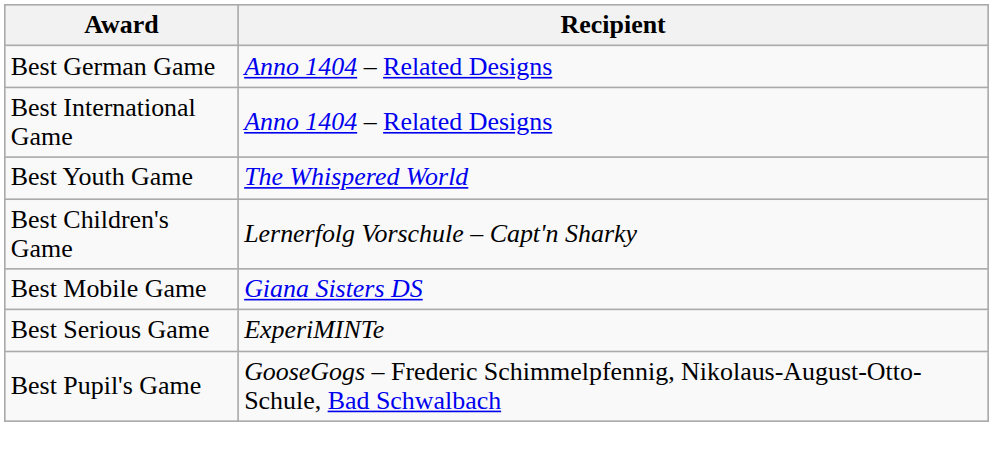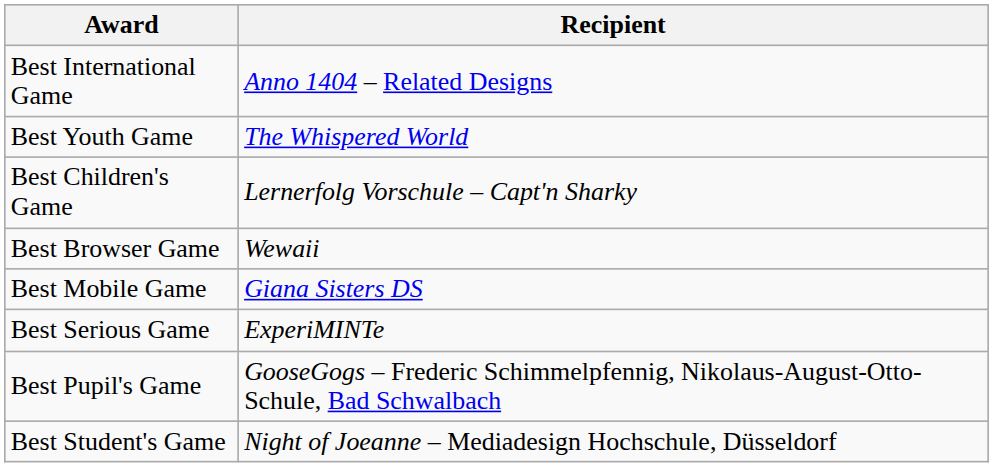- row: (113, 66)
+ row: (115, 247)
+ row: (118, 441)
